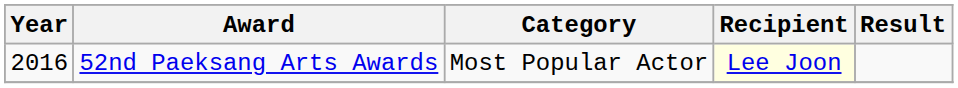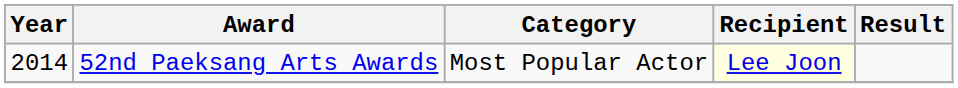(39, 63) 2016 -> (39, 63) 2014
